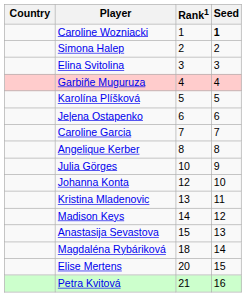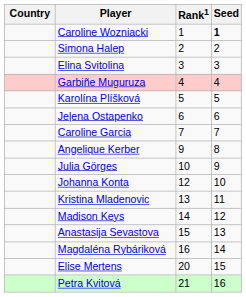(181, 149) 8 -> (181, 149) 9
(184, 250) 18 -> (184, 250) 16
